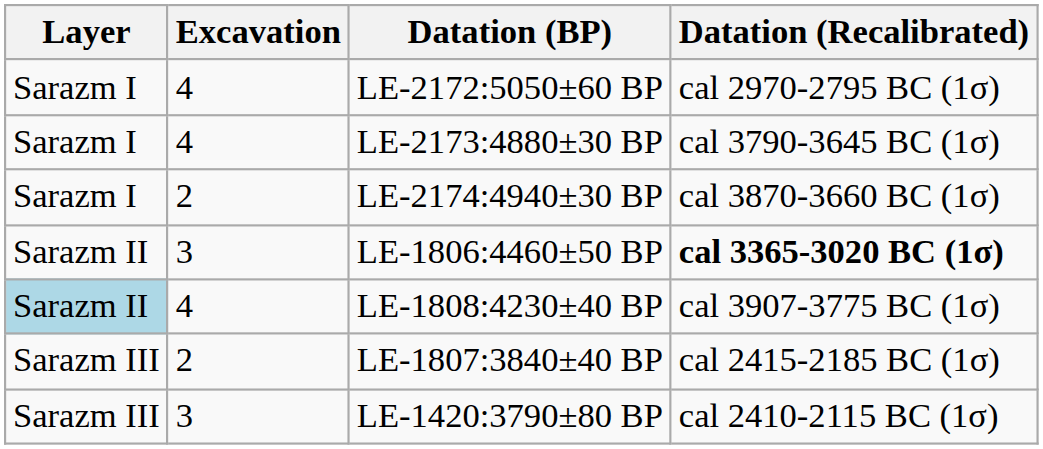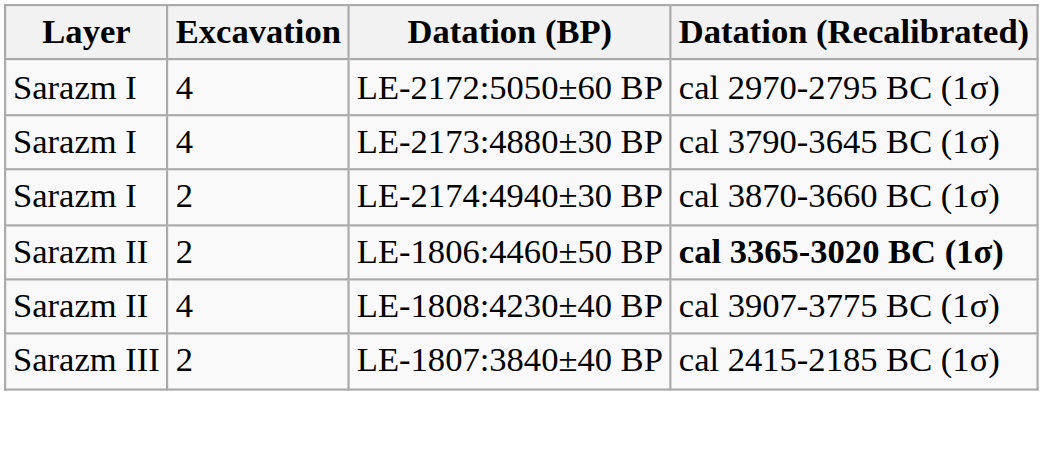(184, 251) 3 -> (184, 251) 2
(81, 305) lightblue background -> (81, 305) no background
- row: (510, 415)
